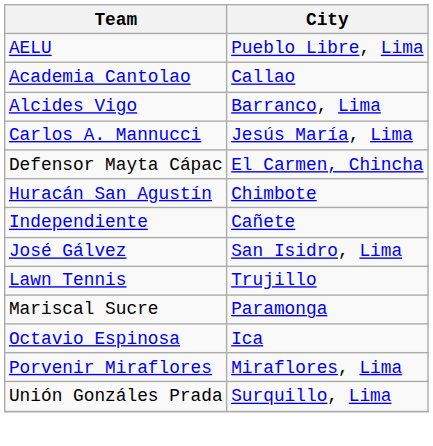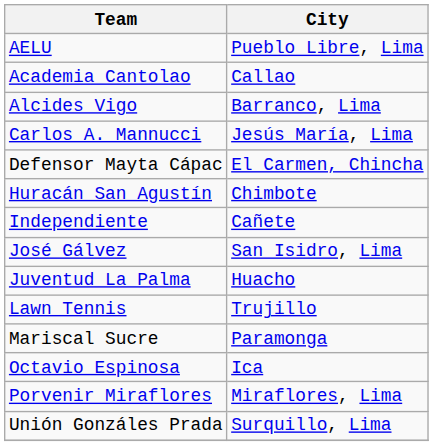+ row: (100, 280)
